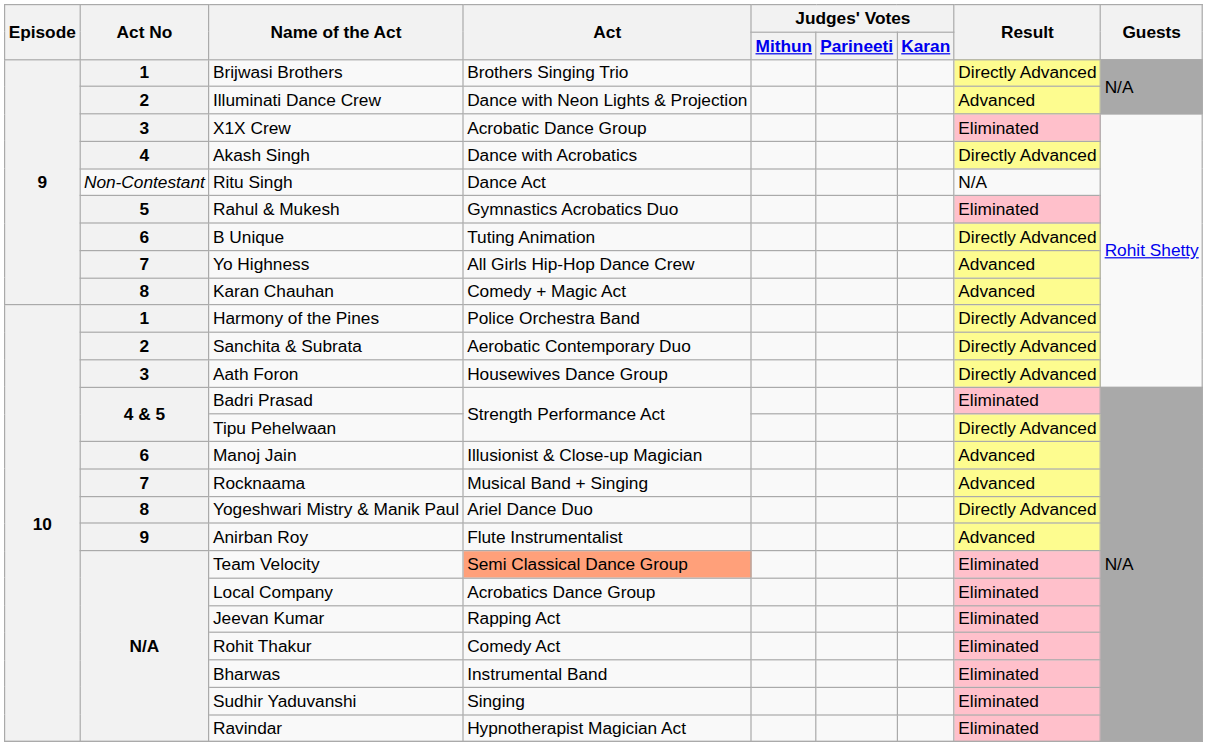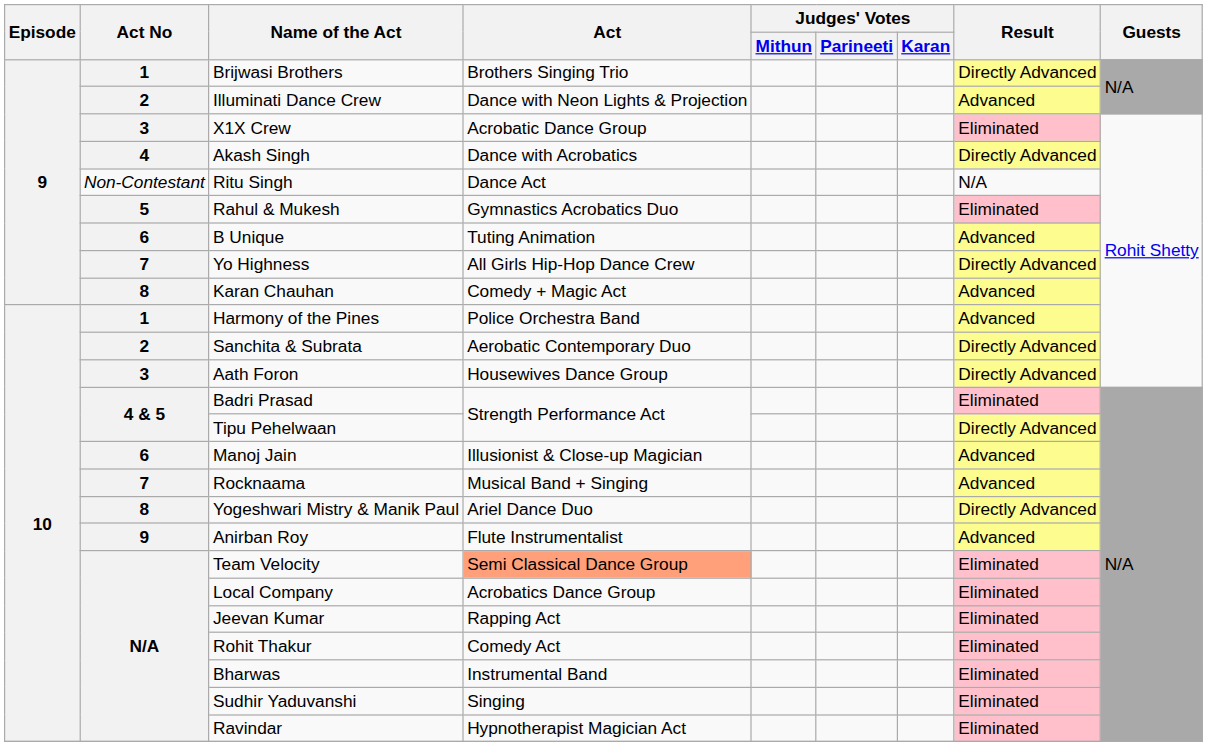(1027, 237) Directly Advanced -> (997, 237) Advanced
(997, 264) Advanced -> (1027, 264) Directly Advanced
(1027, 319) Directly Advanced -> (997, 319) Advanced
